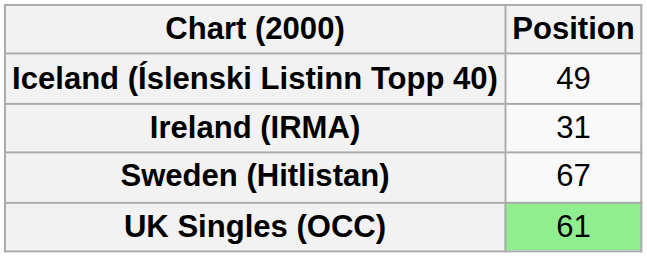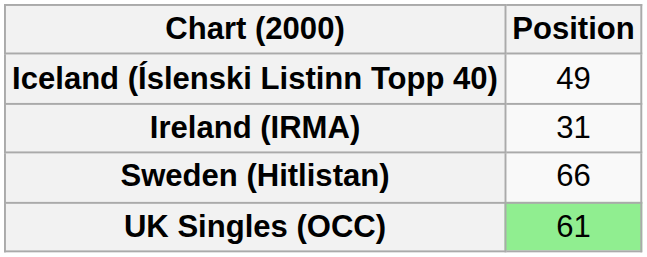(573, 176) 67 -> (573, 176) 66
